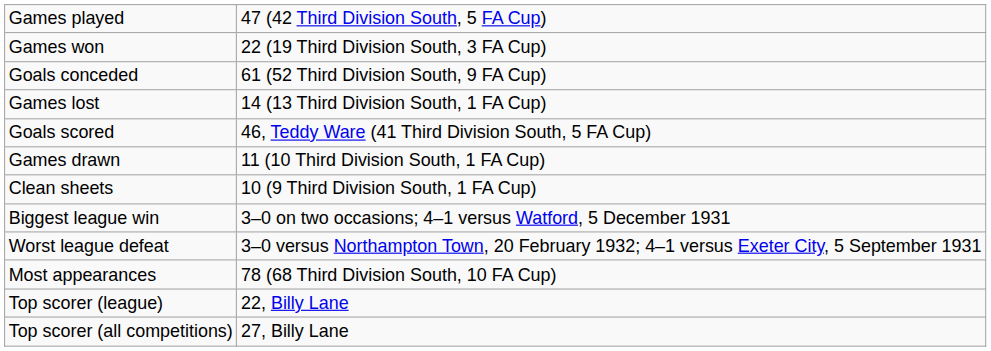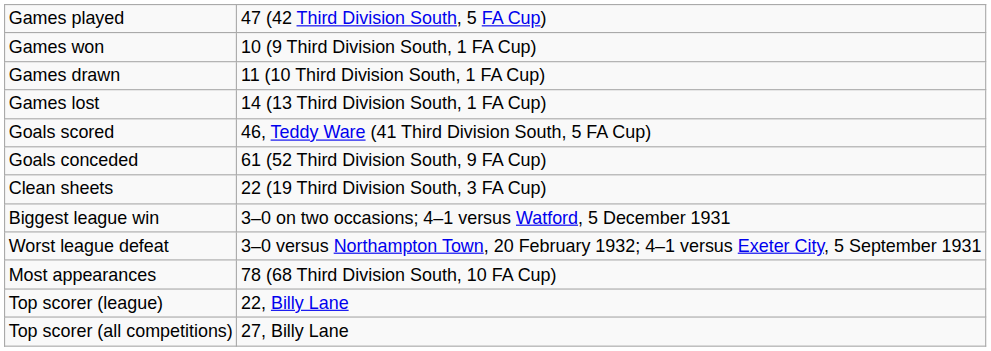(394, 47) 22 (19 Third Division South, 3 FA Cup) -> (389, 47) 10 (9 Third Division South, 1 FA Cup)
rows swapped: (64, 160) <-> (73, 75)
(389, 189) 10 (9 Third Division South, 1 FA Cup) -> (394, 189) 22 (19 Third Division South, 3 FA Cup)
